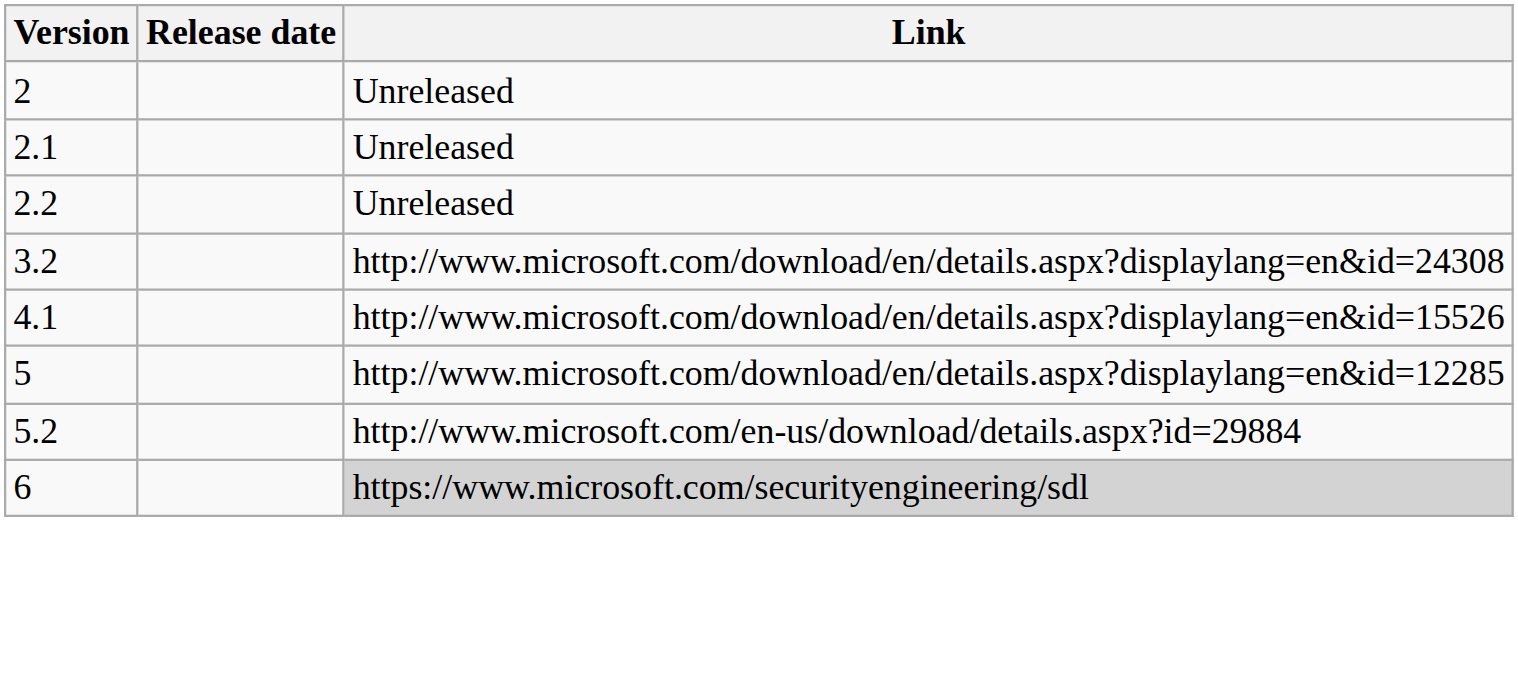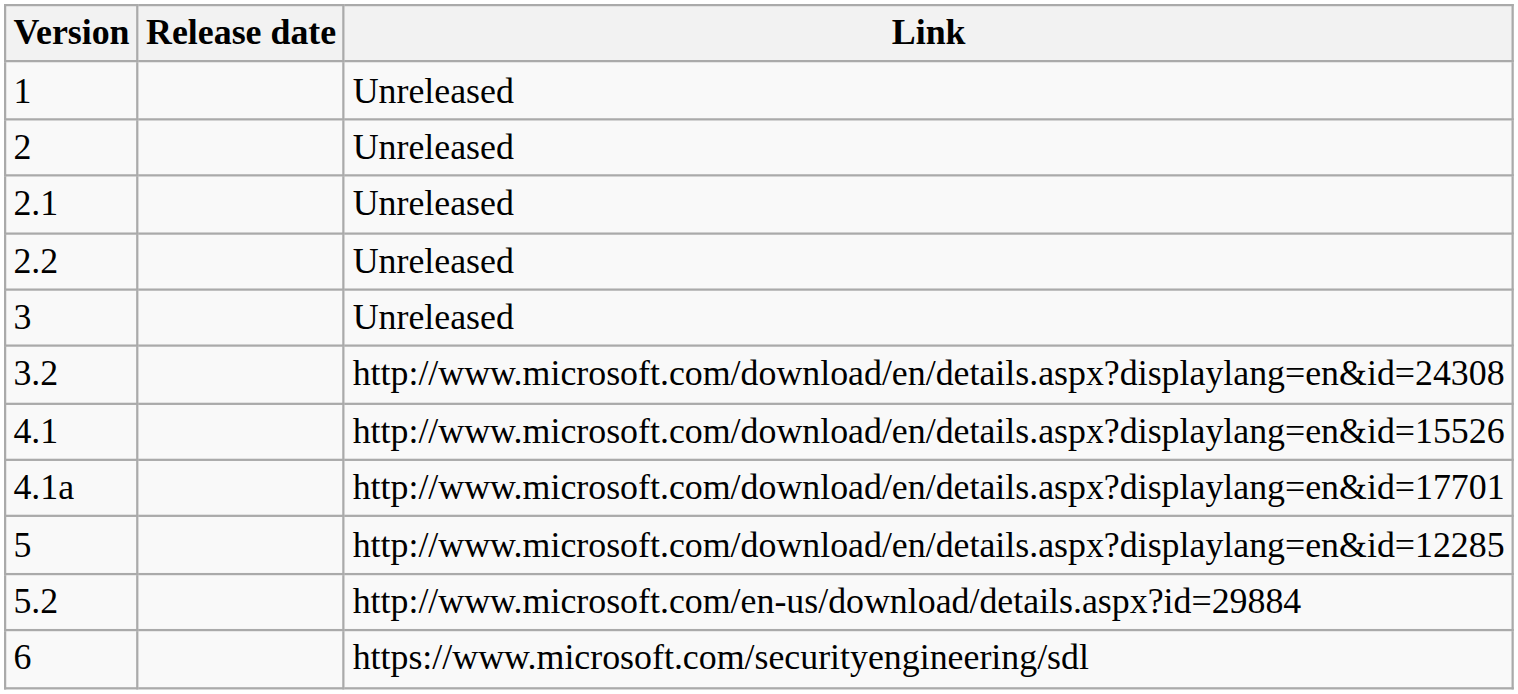+ row: (22, 89)
+ row: (22, 317)
+ row: (44, 487)
(721, 487) lightgrey background -> (721, 658) no background
